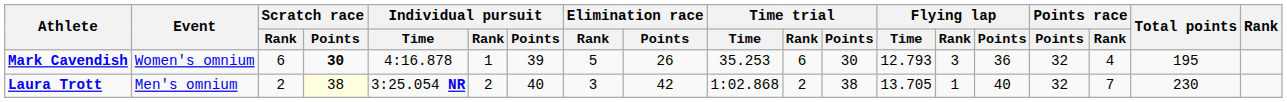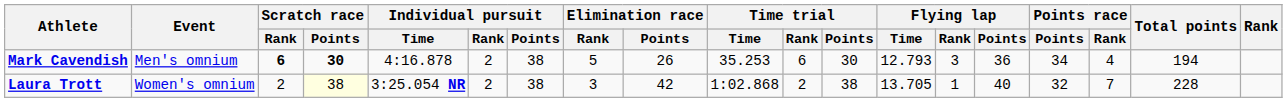(195, 62) Women's omnium -> (186, 62) Men's omnium
(281, 62) normal -> (281, 62) bold
(488, 62) 1 -> (488, 62) 2
(536, 62) 39 -> (536, 62) 38
(1060, 62) 32 -> (1060, 62) 34
(1186, 62) 195 -> (1186, 62) 194
(186, 86) Men's omnium -> (195, 86) Women's omnium
(536, 86) 40 -> (536, 86) 38
(1186, 86) 230 -> (1186, 86) 228
